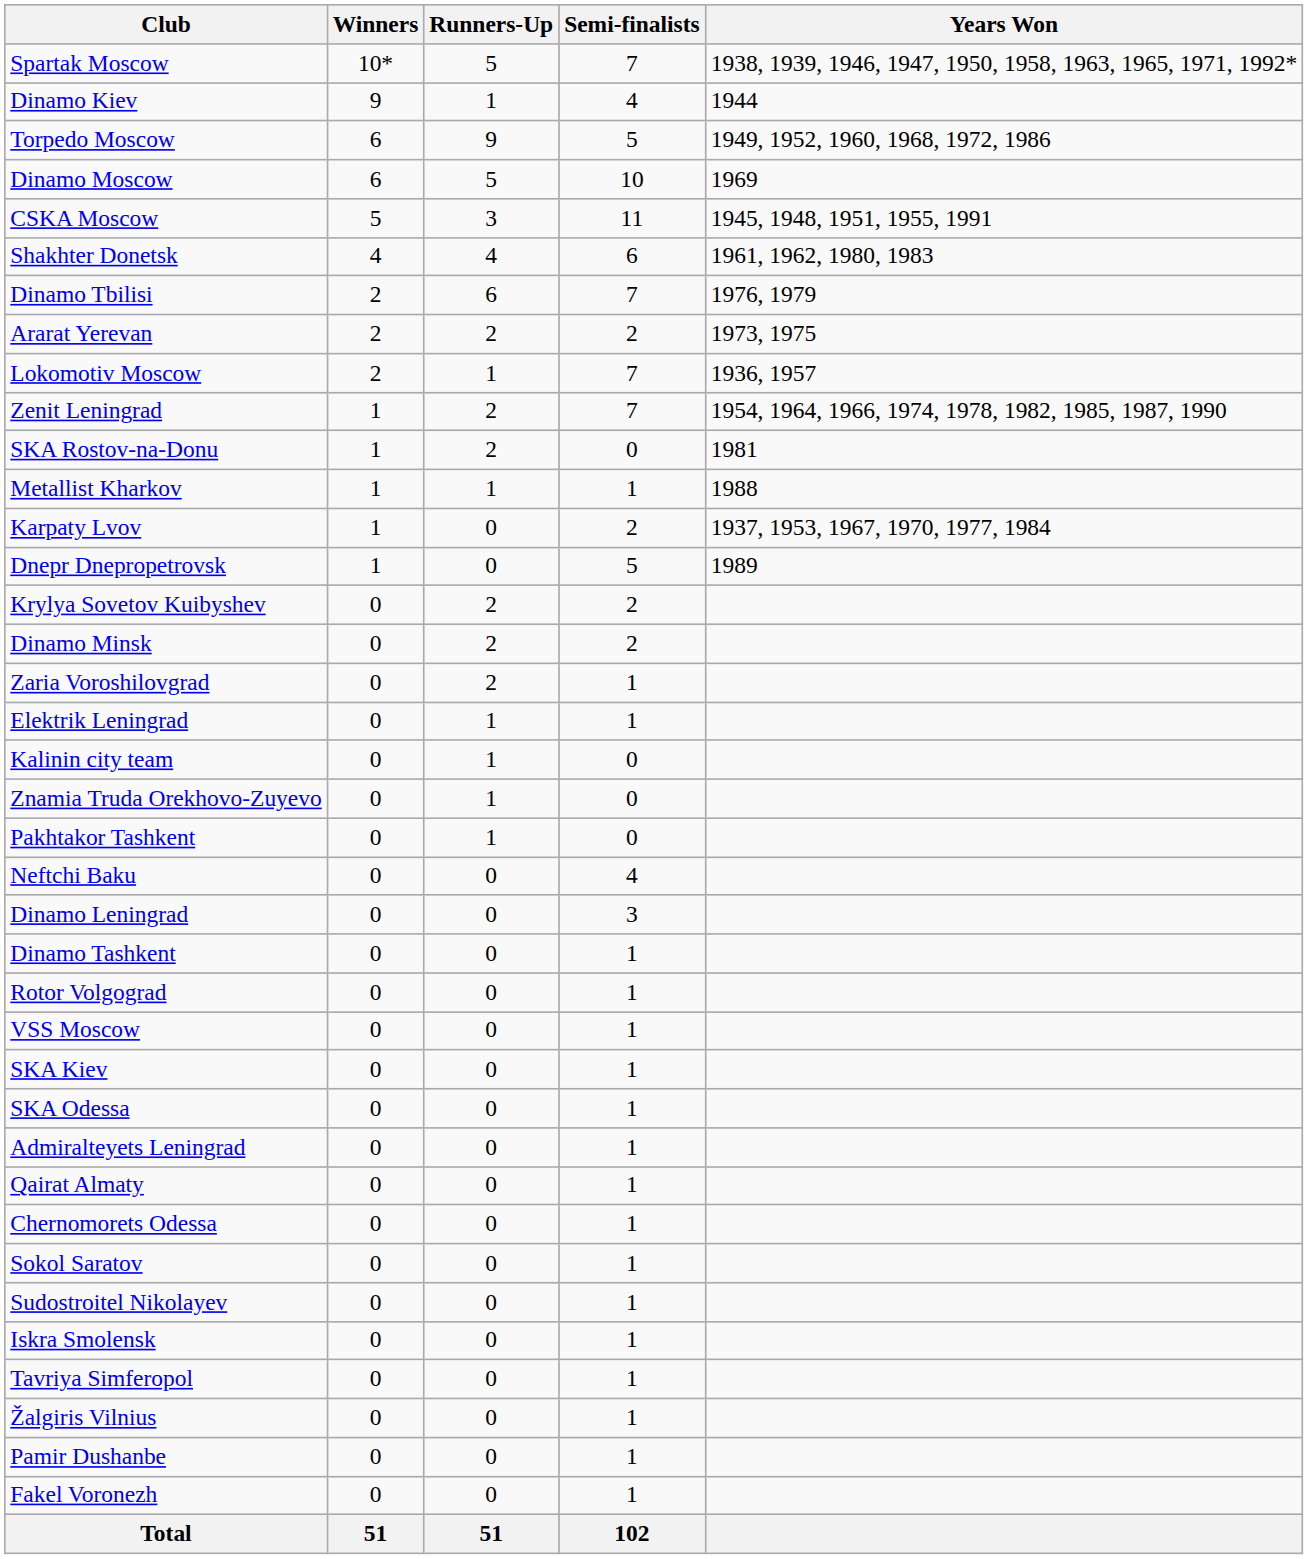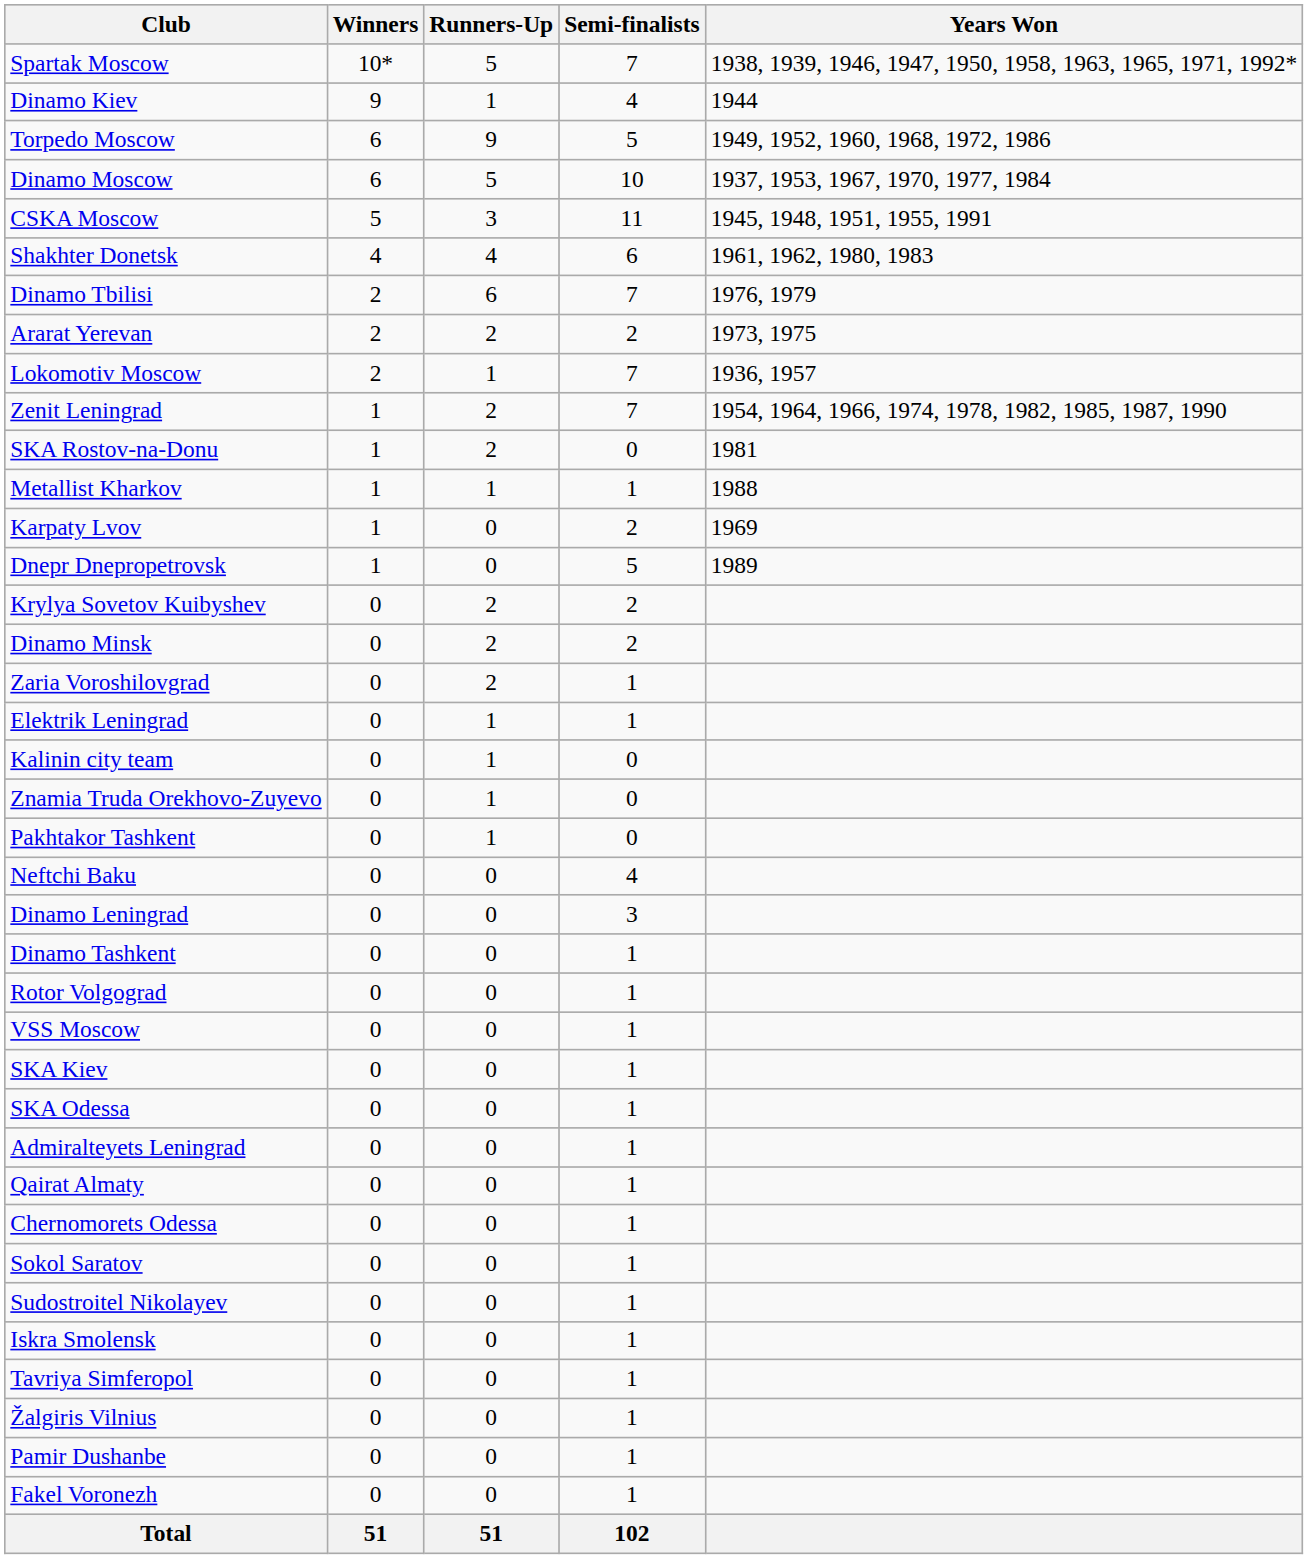(734, 179) 1969 -> (881, 179) 1937, 1953, 1967, 1970, 1977, 1984
(881, 527) 1937, 1953, 1967, 1970, 1977, 1984 -> (734, 527) 1969
